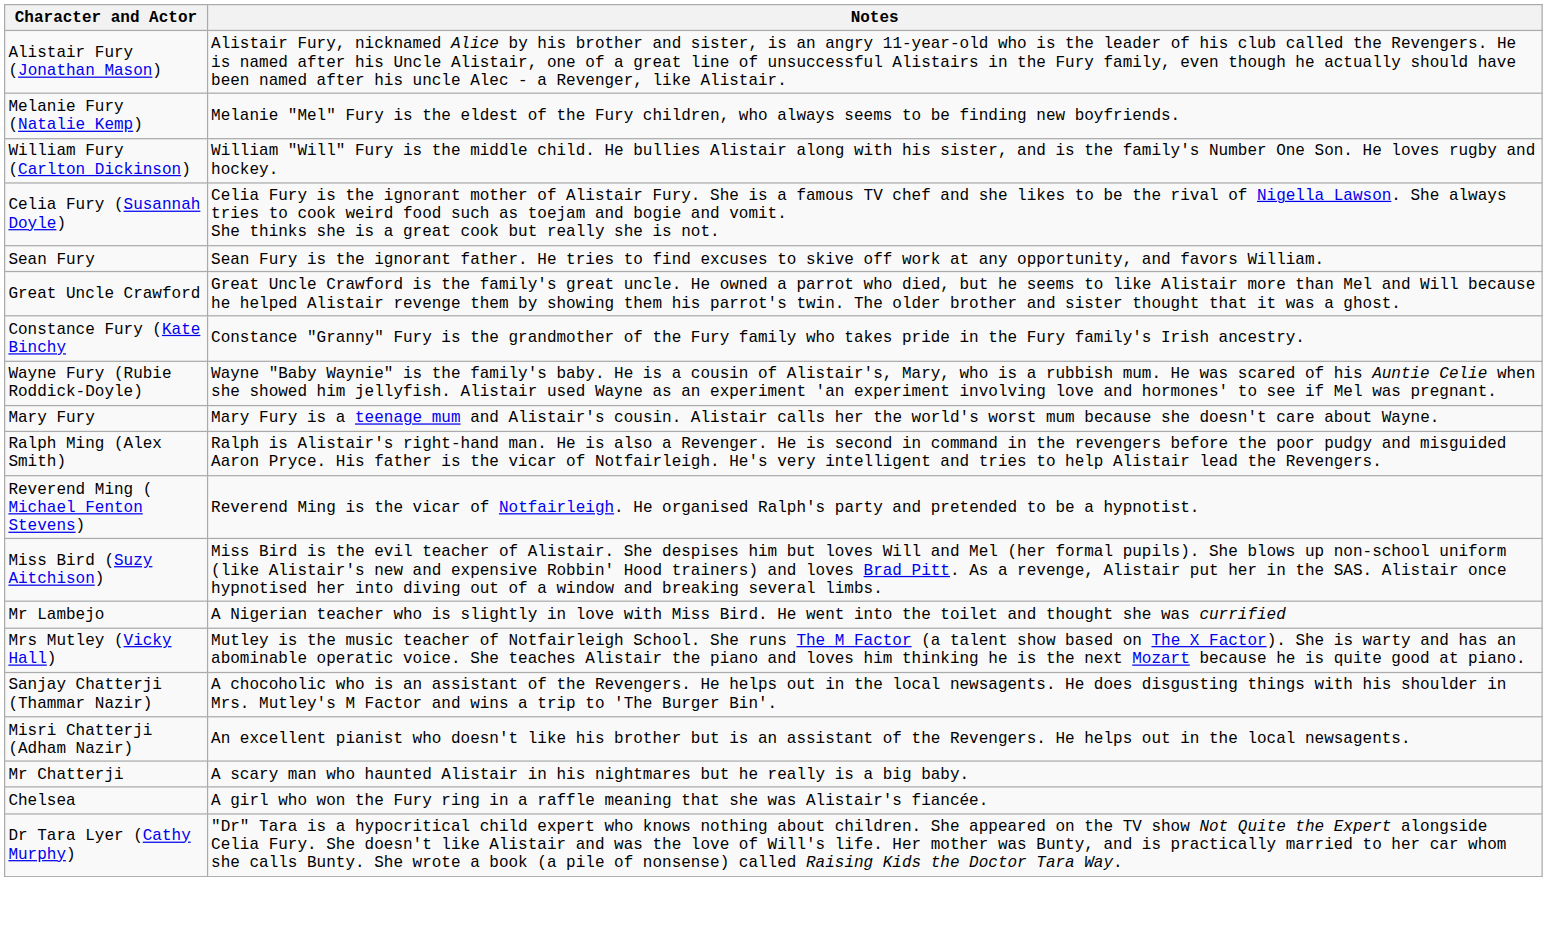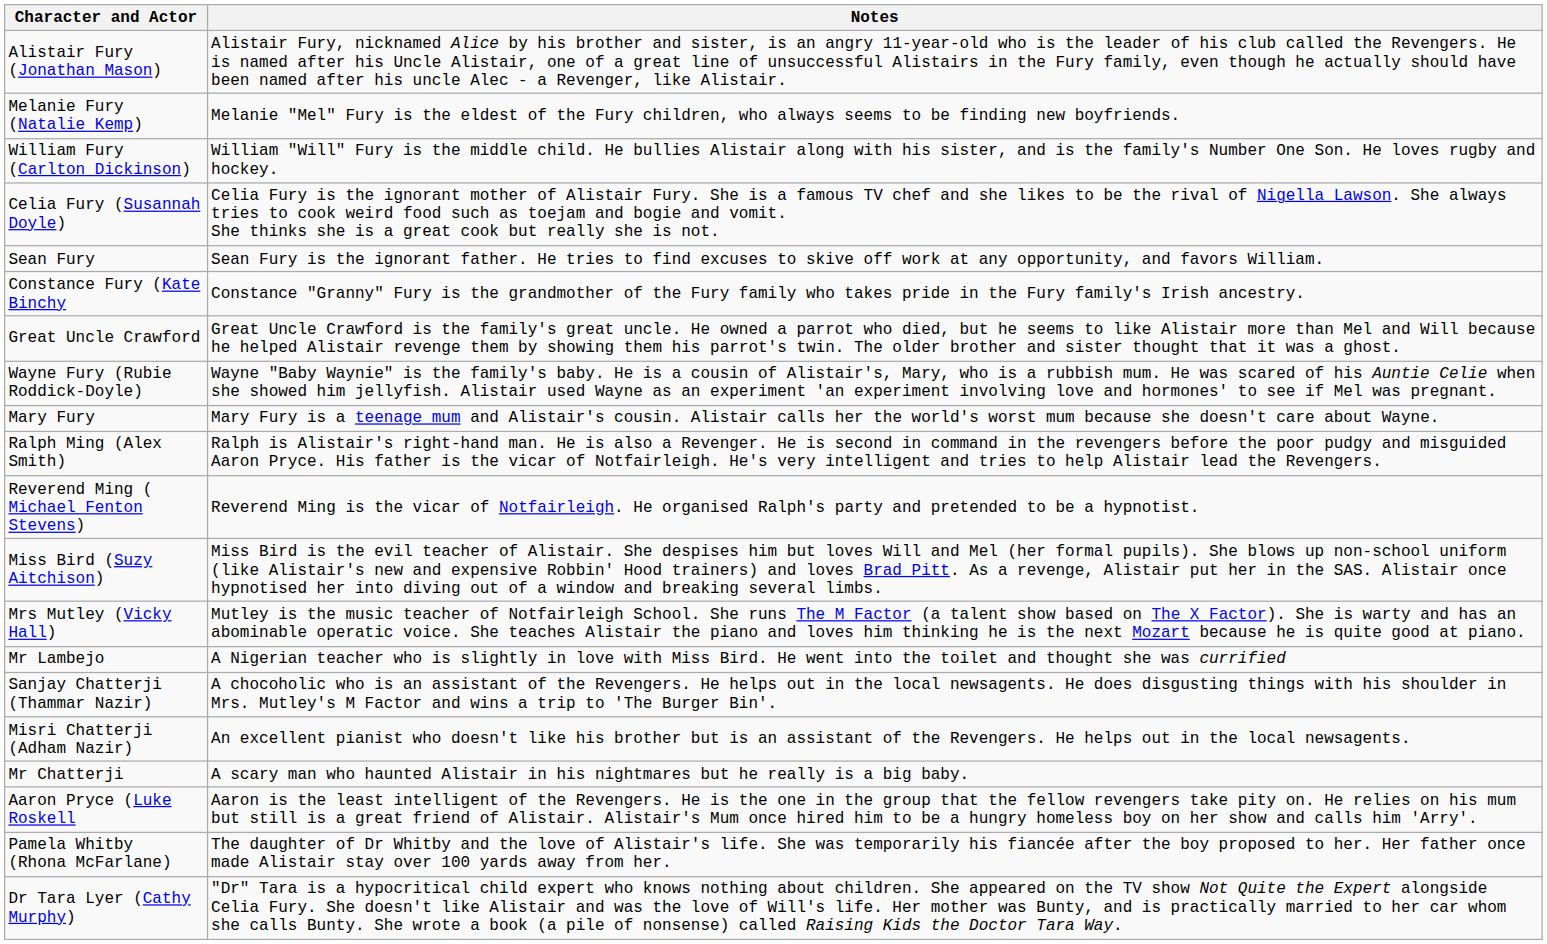rows swapped: (104, 338) <-> (104, 294)
rows swapped: (90, 650) <-> (56, 615)
+ row: (90, 810)
+ row: (90, 854)
- row: (42, 800)
